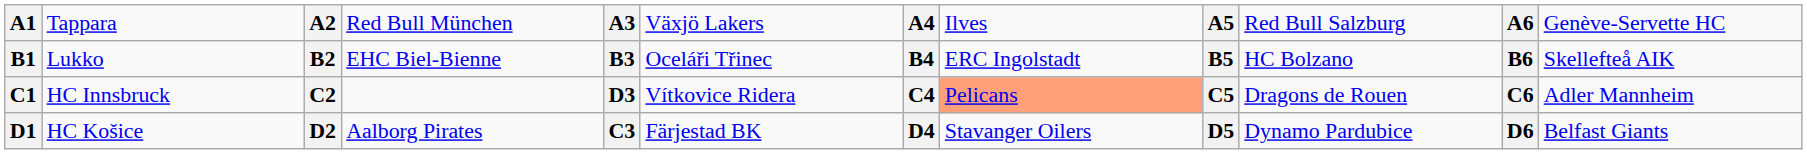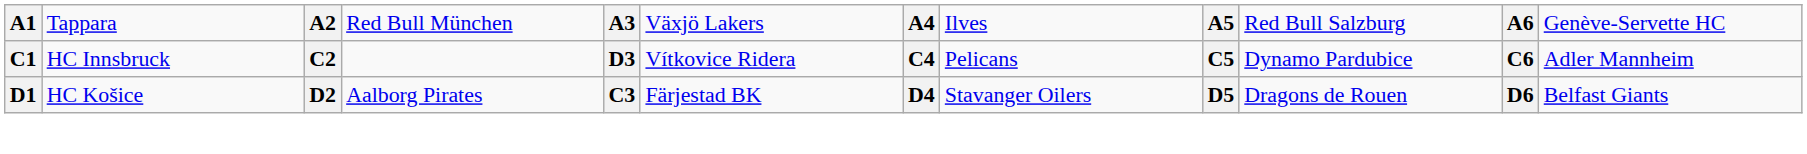- row: (23, 58)
(981, 94) lightsalmon background -> (981, 58) no background
(1326, 94) Dragons de Rouen -> (1328, 58) Dynamo Pardubice
(1328, 131) Dynamo Pardubice -> (1326, 94) Dragons de Rouen
